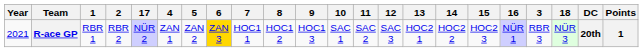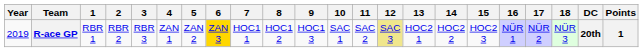columns swapped: (539, 12) <-> (144, 12)
(18, 33) 2021 -> (18, 33) 2019
(391, 33) no background -> (390, 33) khaki background
